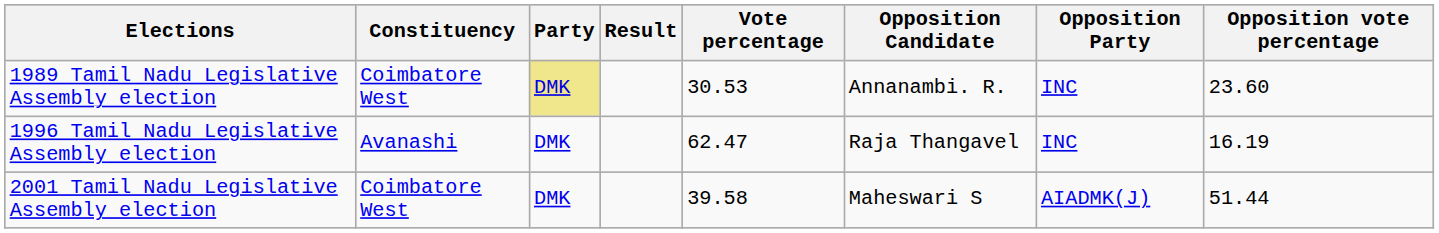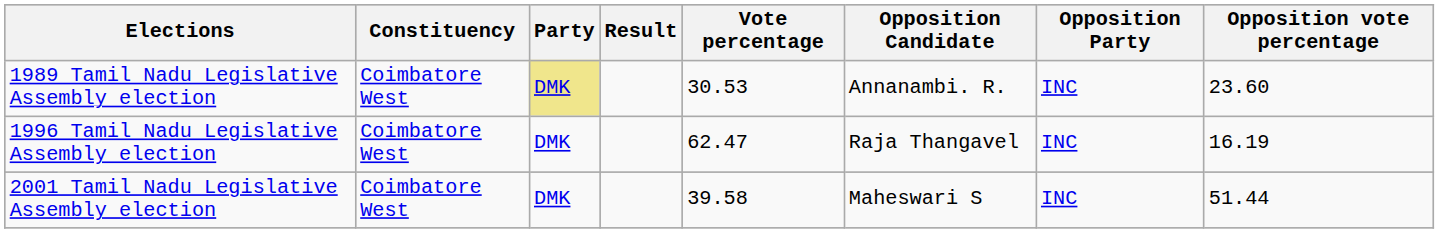(409, 144) Avanashi -> (421, 144) Coimbatore West
(1096, 200) AIADMK(J) -> (1059, 200) INC
